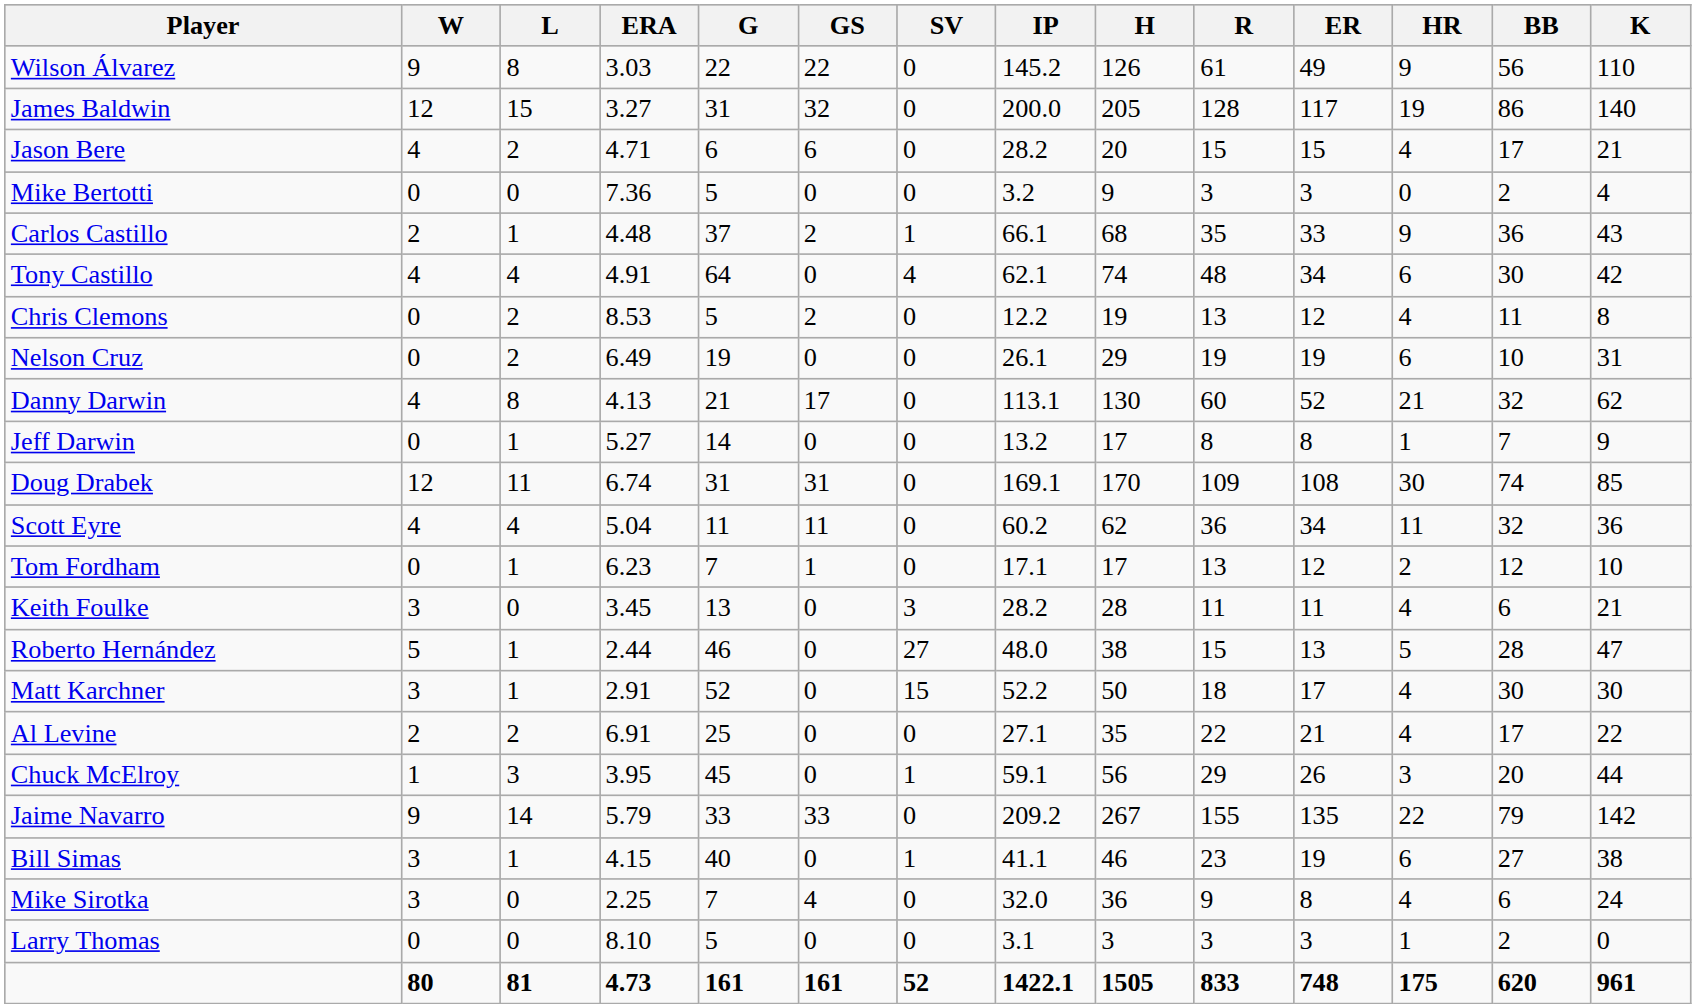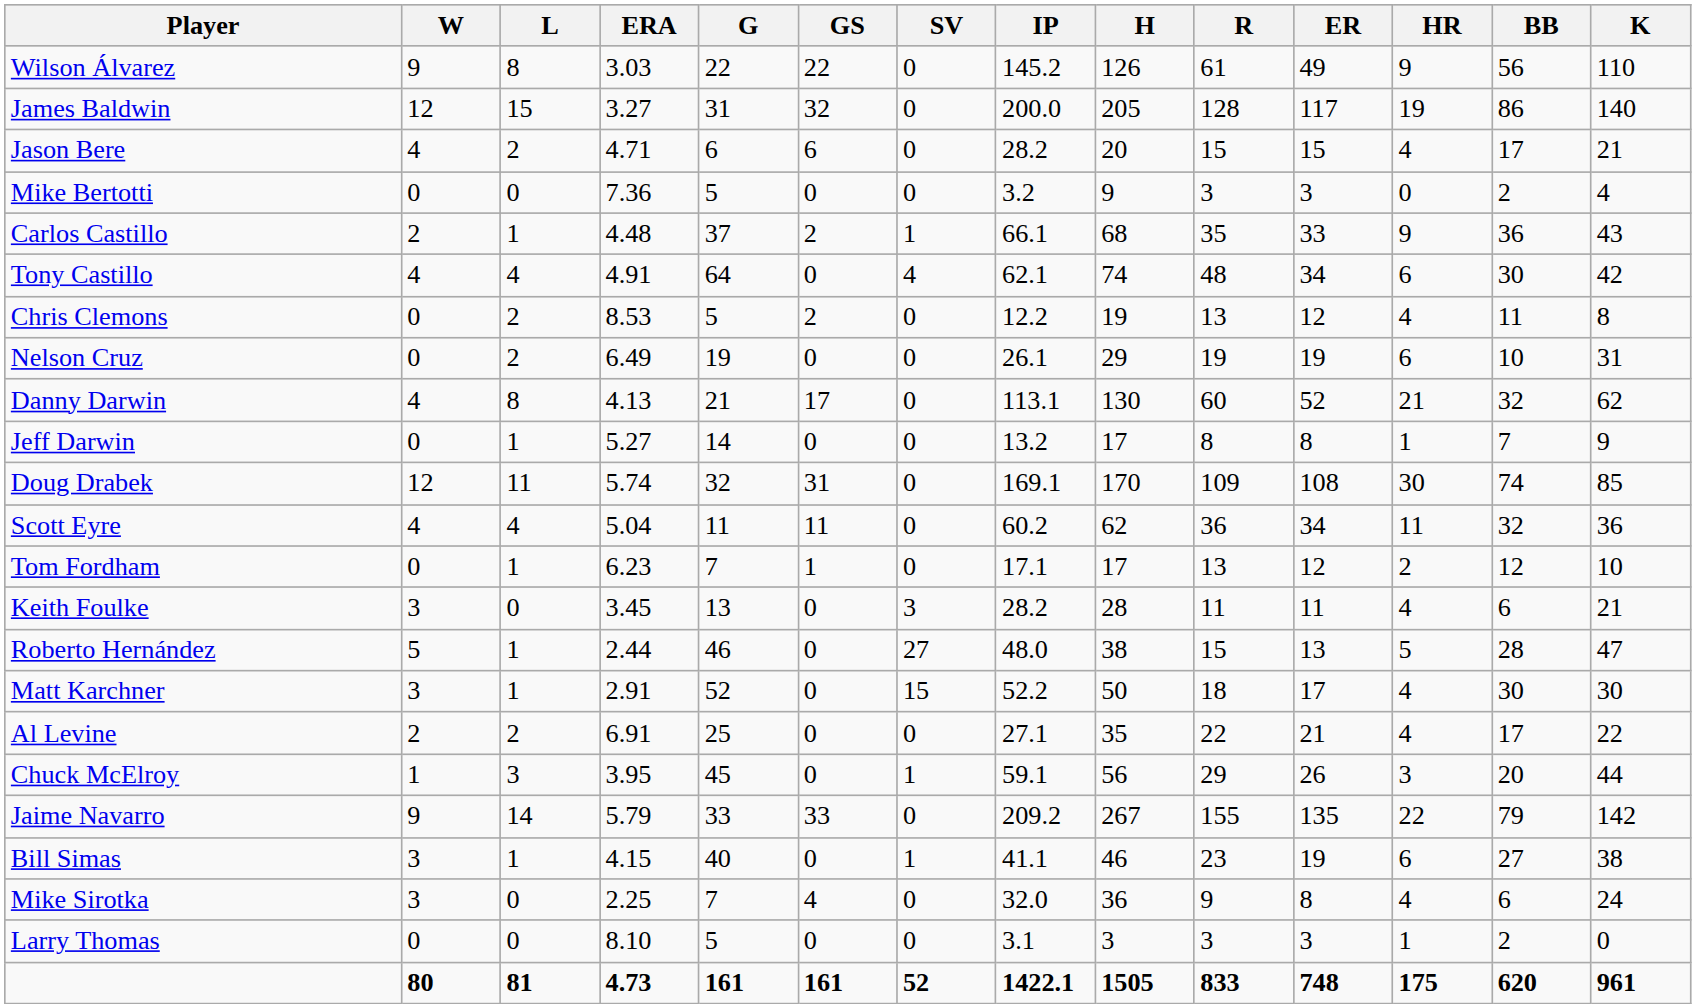(629, 483) 6.74 -> (629, 483) 5.74
(718, 483) 31 -> (718, 483) 32
